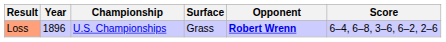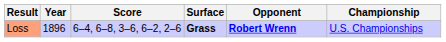columns swapped: (127, 12) <-> (384, 12)
(200, 28) normal -> (201, 28) bold
